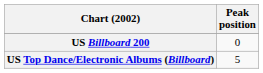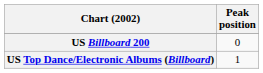(237, 59) 5 -> (237, 59) 1
